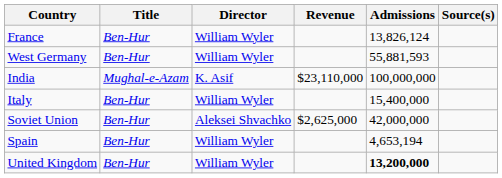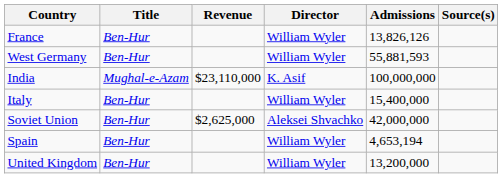columns swapped: (243, 15) <-> (330, 15)
(399, 36) 13,826,124 -> (399, 36) 13,826,126
(399, 162) bold -> (399, 162) normal
